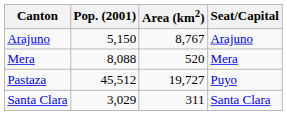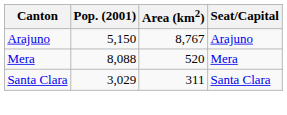- row: (27, 79)
